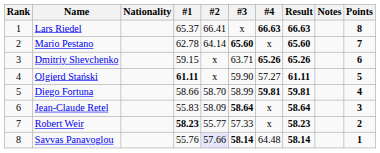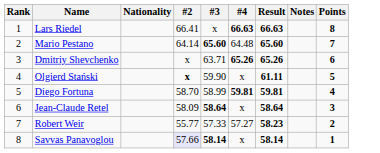- column: (187, 12)
(269, 44) x -> (242, 44) 64.48
(215, 76) normal -> (187, 76) bold
(269, 76) 57.27 -> (242, 76) x
(269, 124) x -> (242, 124) 57.27
(269, 140) 64.48 -> (242, 140) x
